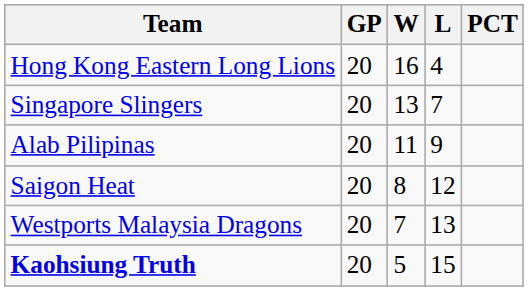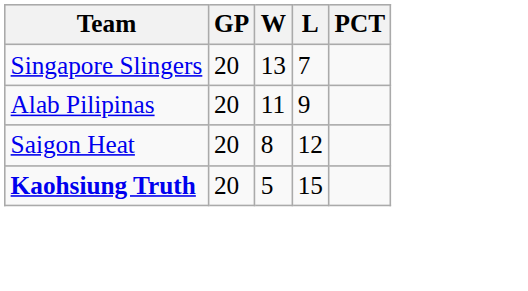- row: (173, 64)
- row: (156, 225)
